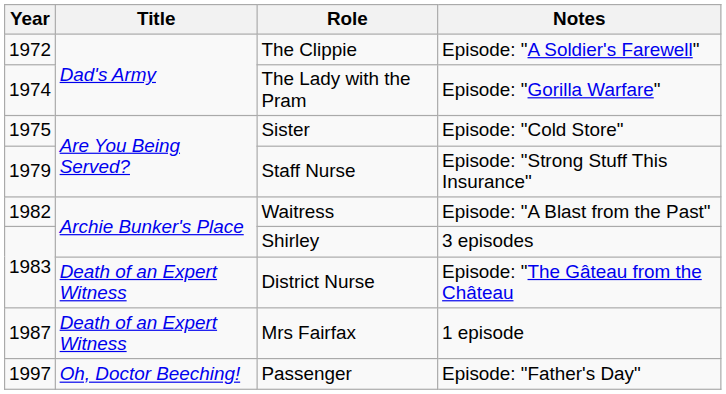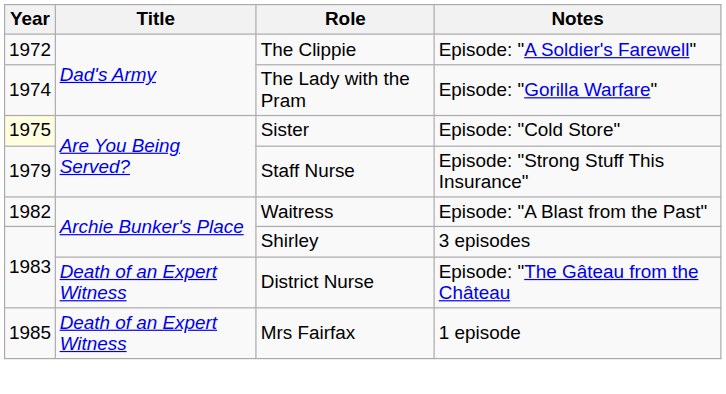(30, 130) no background -> (30, 130) lightyellow background
(30, 333) 1987 -> (30, 333) 1985
- row: (307, 373)
